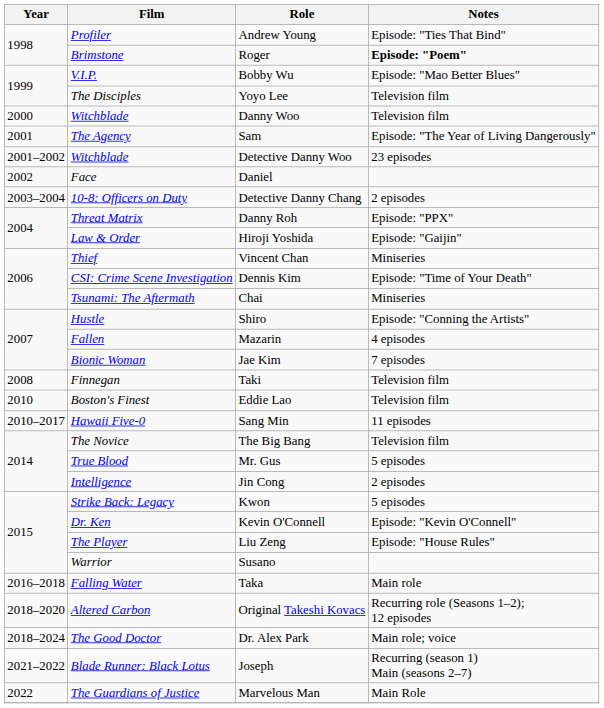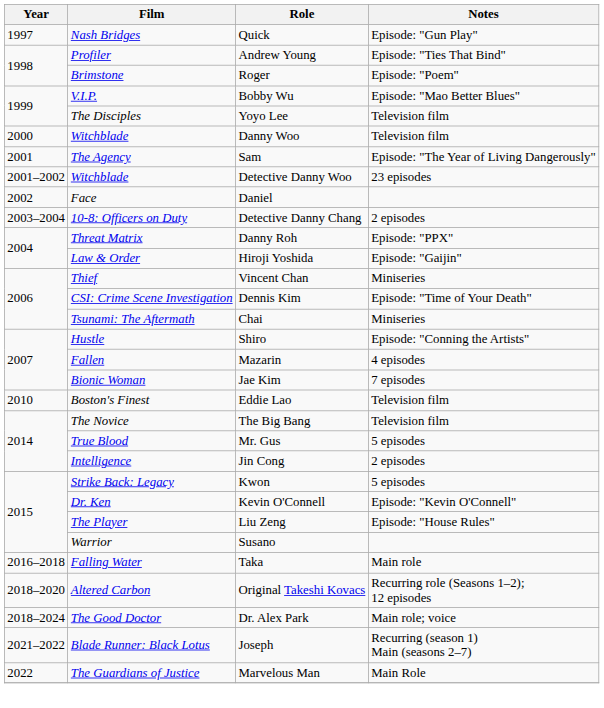+ row: (254, 34)
(419, 55) bold -> (415, 75) normal
- row: (250, 380)
- row: (264, 420)
